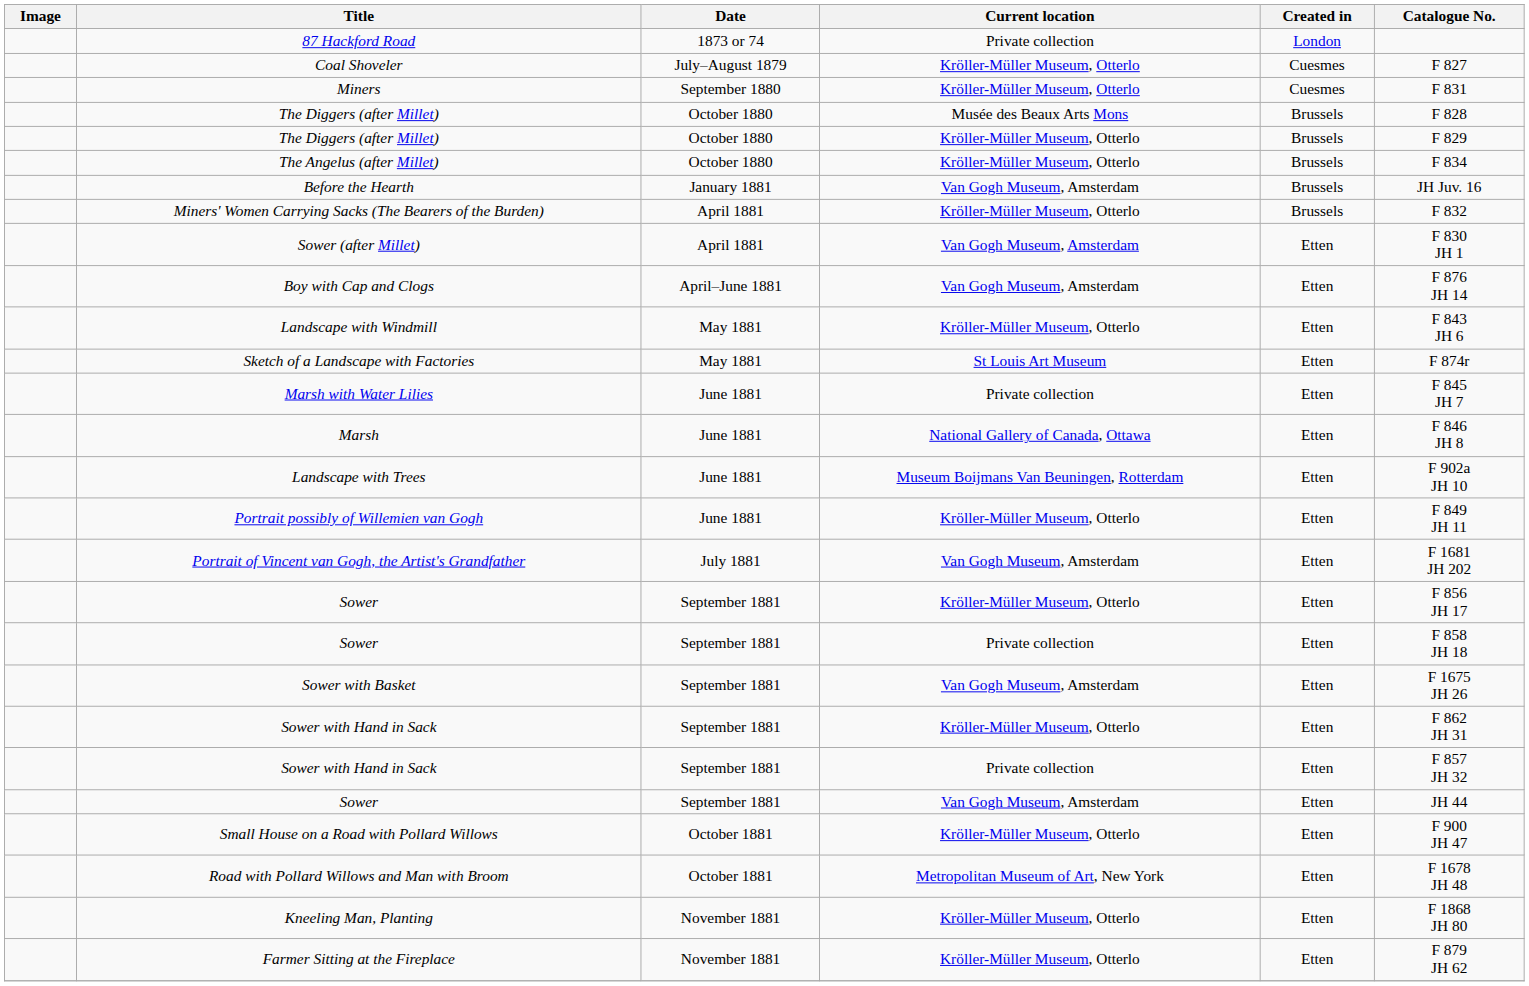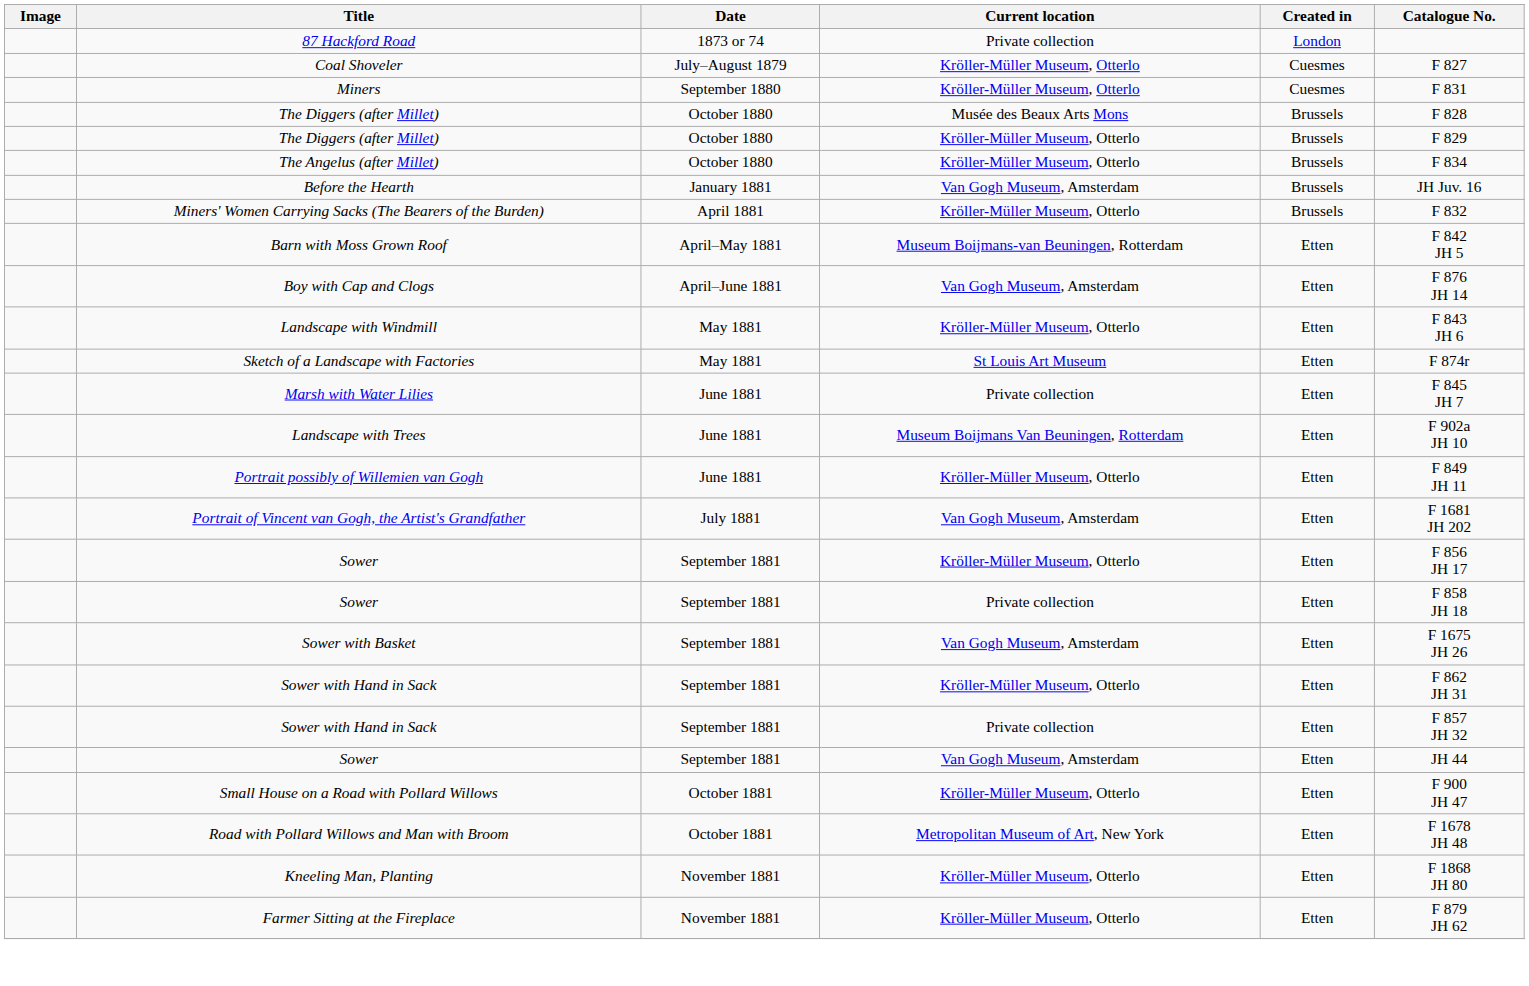- row: (359, 244)
+ row: (359, 244)
- row: (359, 435)
